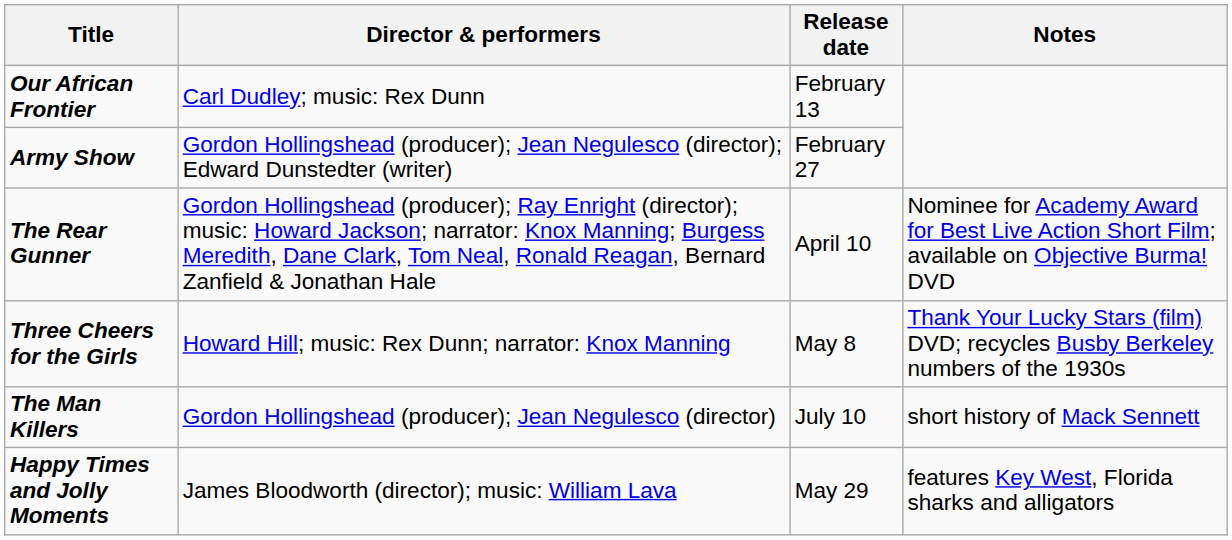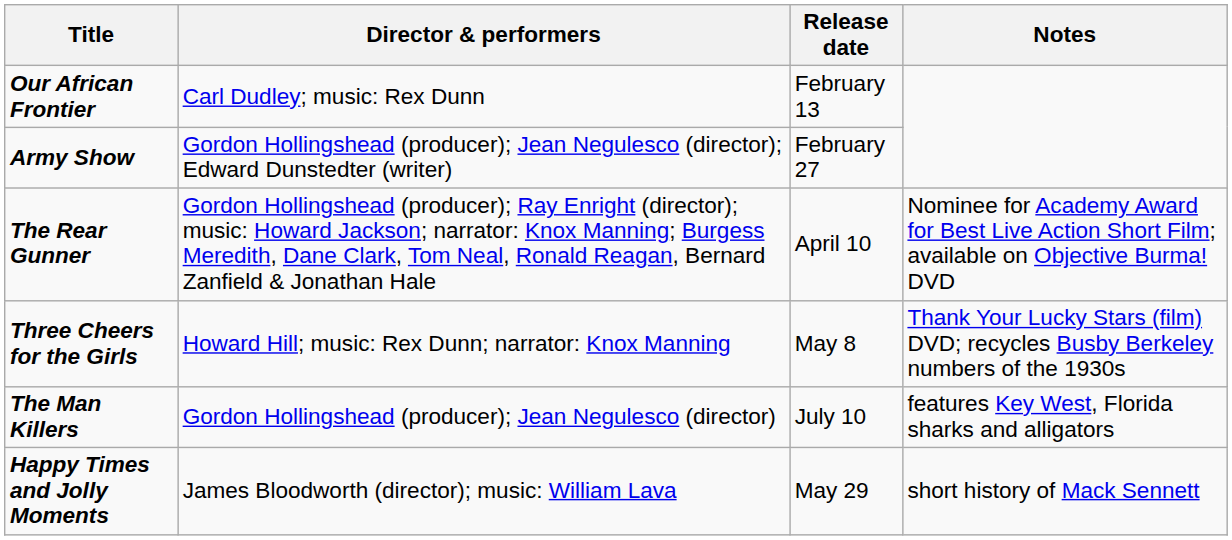(1053, 417) short history of Mack Sennett -> (1040, 417) features Key West, Florida sharks and alligators
(1040, 490) features Key West, Florida sharks and alligators -> (1053, 490) short history of Mack Sennett
